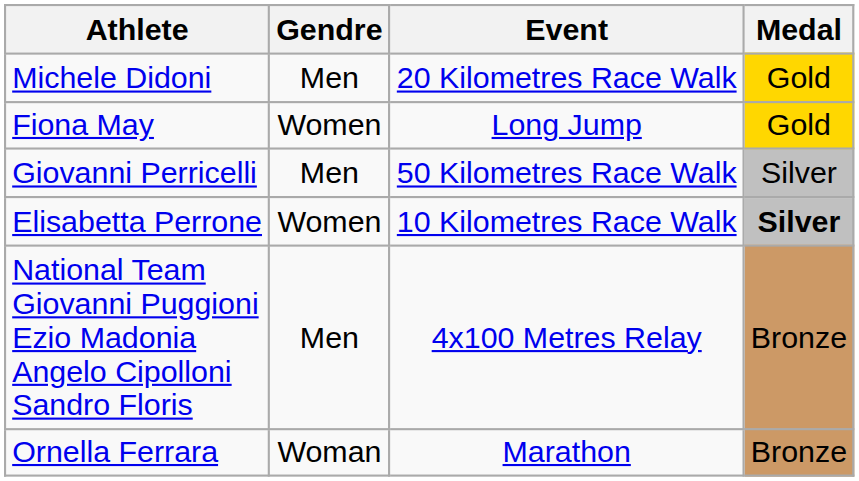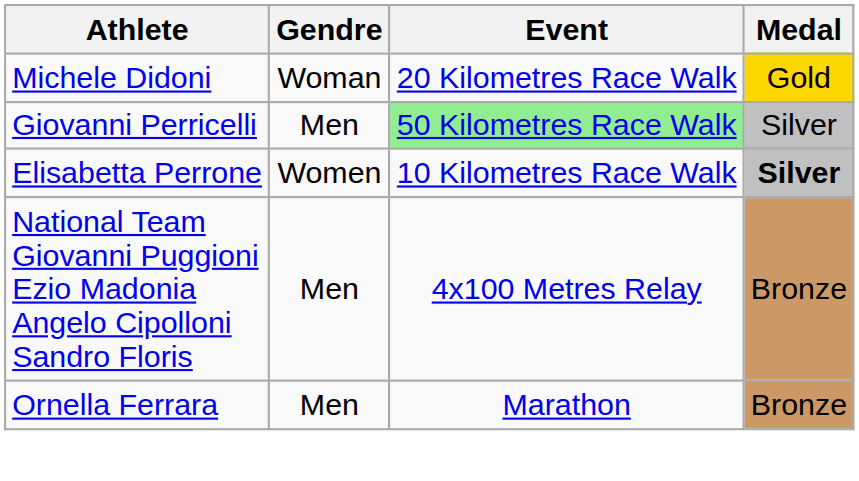(329, 77) Men -> (329, 77) Woman
- row: (83, 125)
(567, 173) no background -> (567, 125) lightgreen background
(329, 453) Woman -> (329, 404) Men
